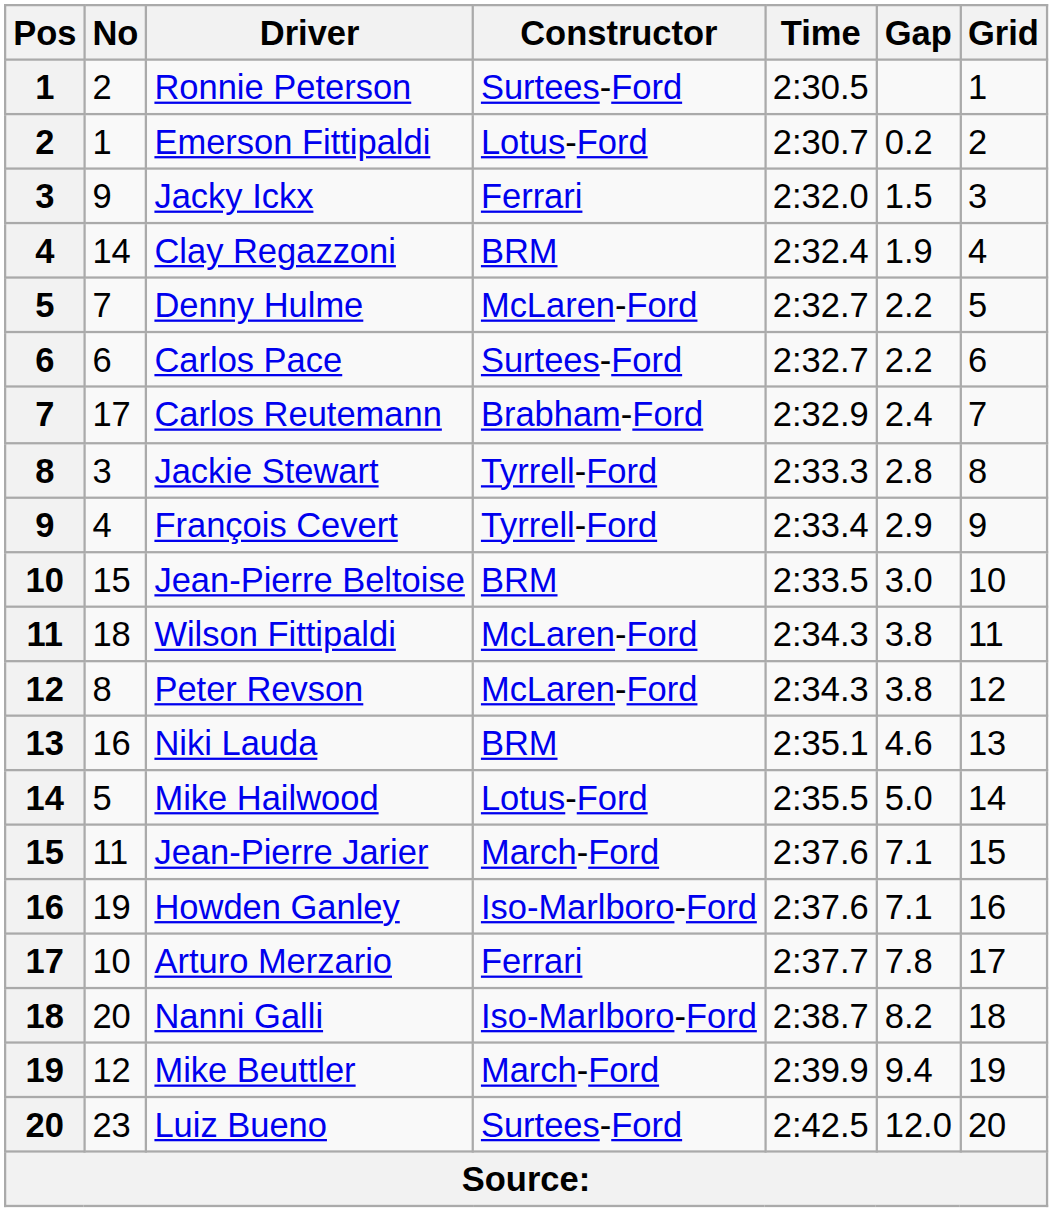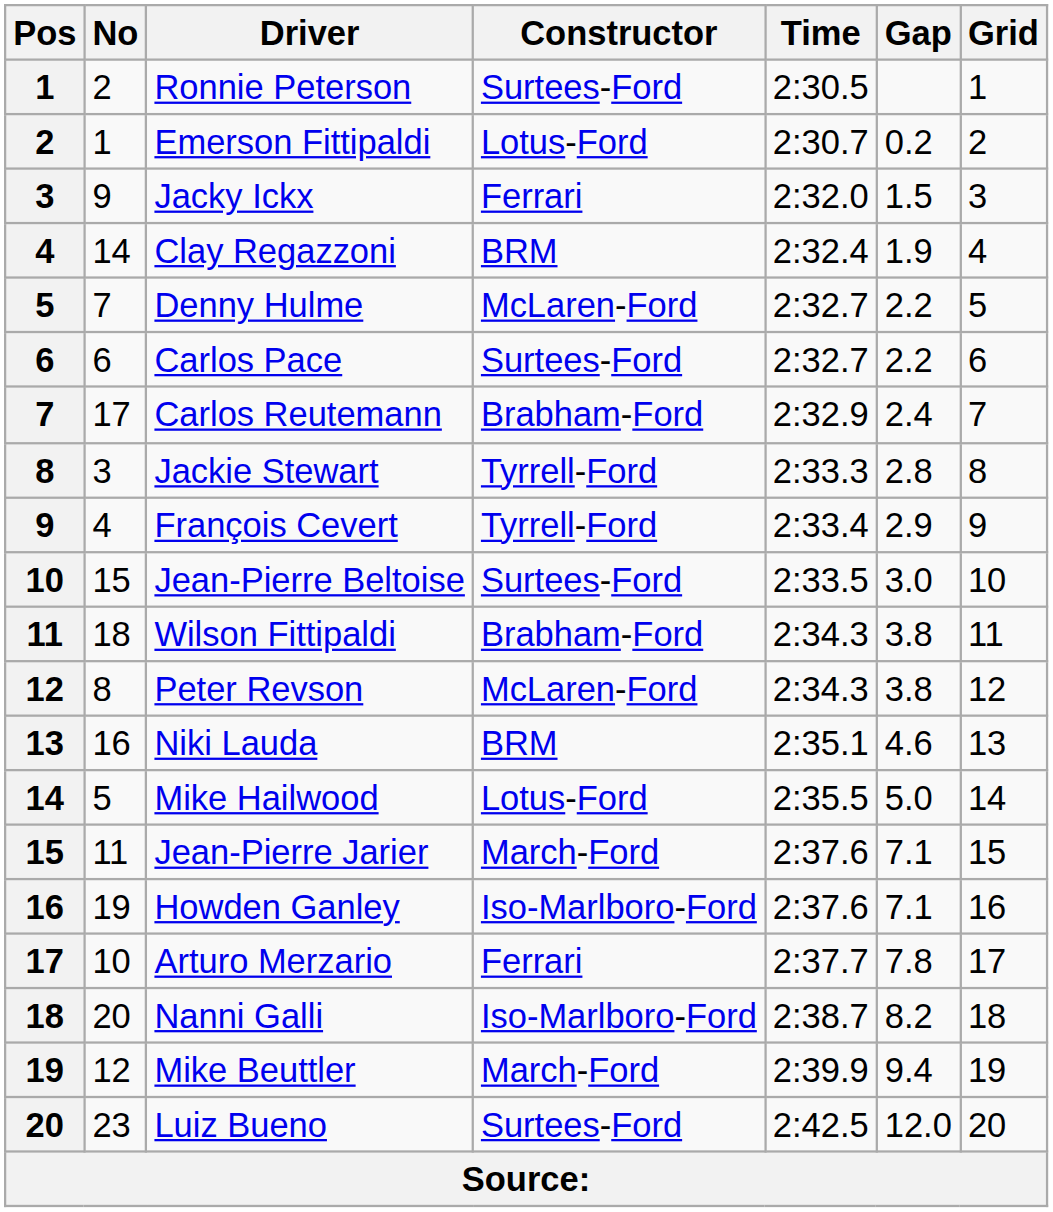(519, 579) BRM -> (582, 579) Surtees-Ford
(589, 633) McLaren-Ford -> (592, 633) Brabham-Ford
